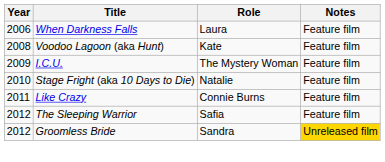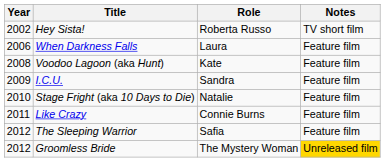+ row: (60, 30)
(249, 64) The Mystery Woman -> (217, 81) Sandra
(217, 132) Sandra -> (249, 149) The Mystery Woman
